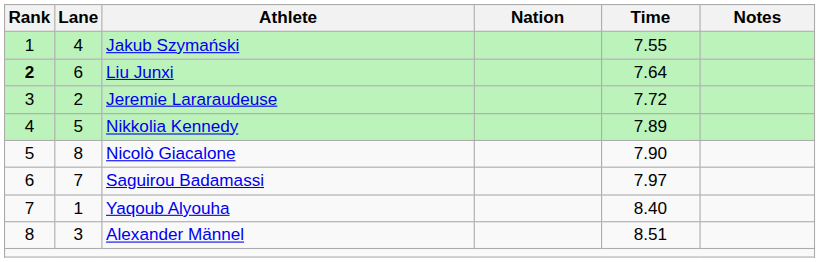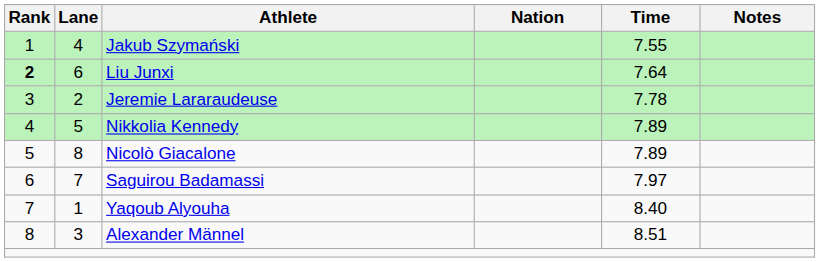(650, 99) 7.72 -> (650, 99) 7.78
(650, 153) 7.90 -> (650, 153) 7.89
